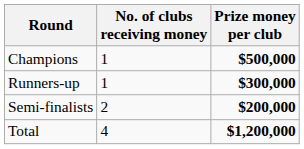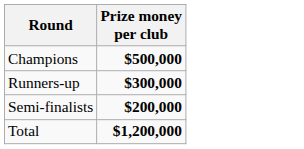- column: (154, 25)
